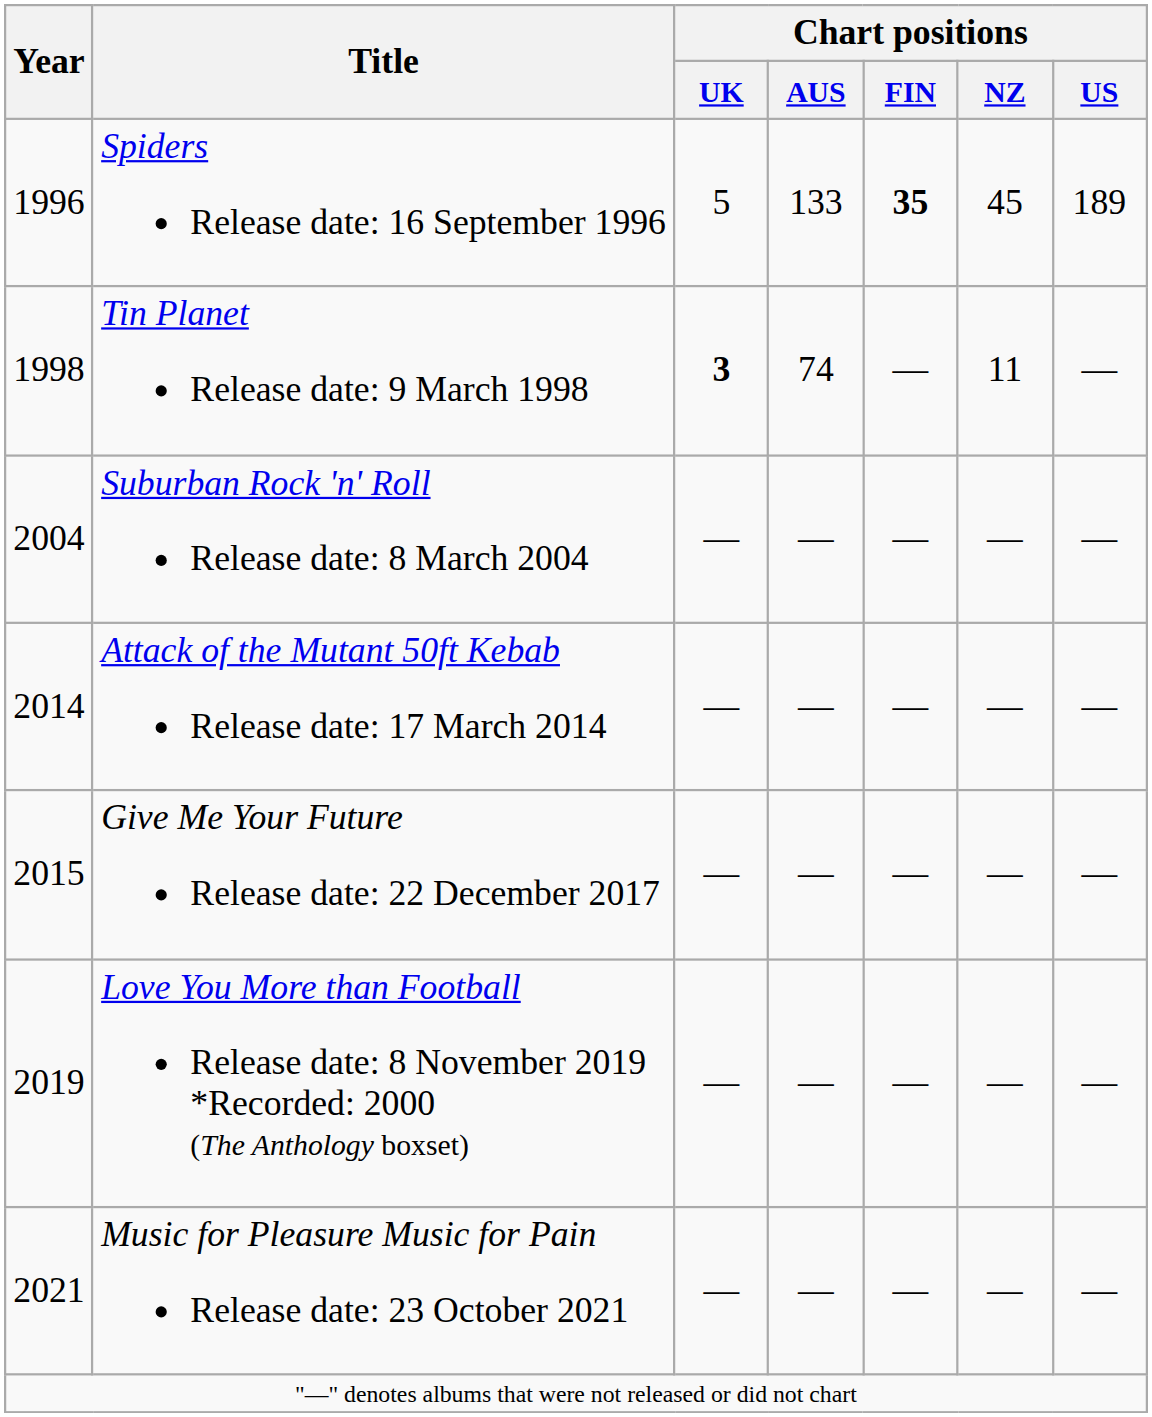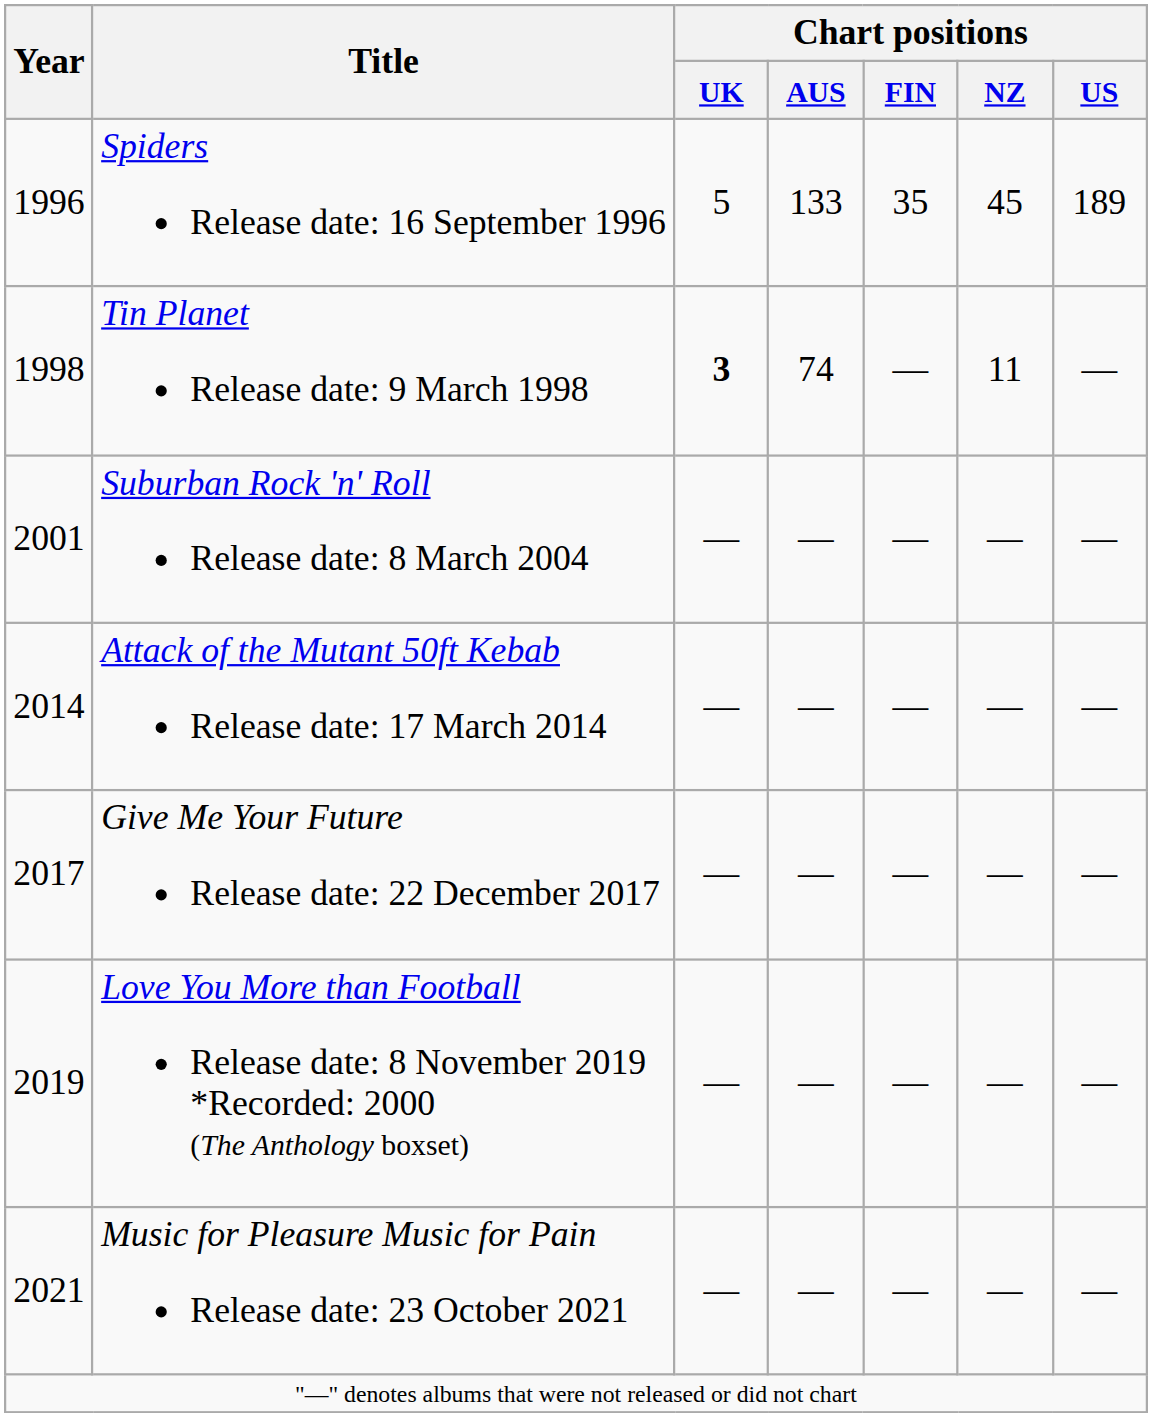(910, 201) bold -> (910, 201) normal
(49, 537) 2004 -> (49, 537) 2001
(49, 874) 2015 -> (49, 874) 2017
